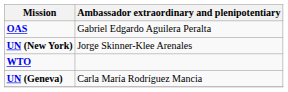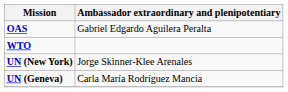rows swapped: (19, 62) <-> (40, 46)
